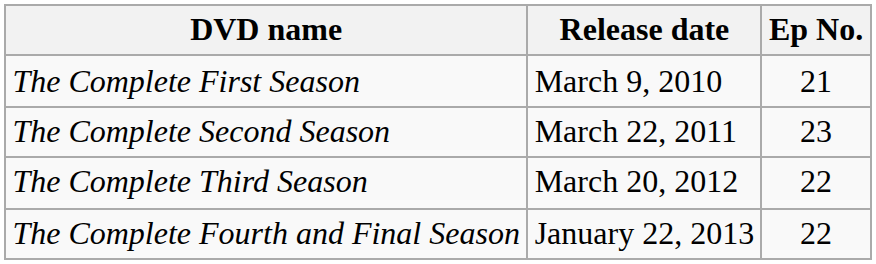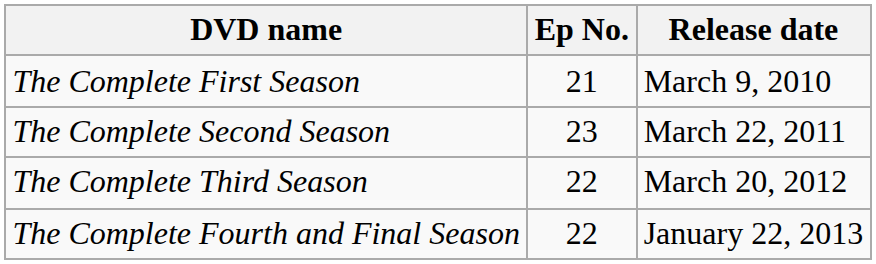columns swapped: (816, 29) <-> (644, 29)
